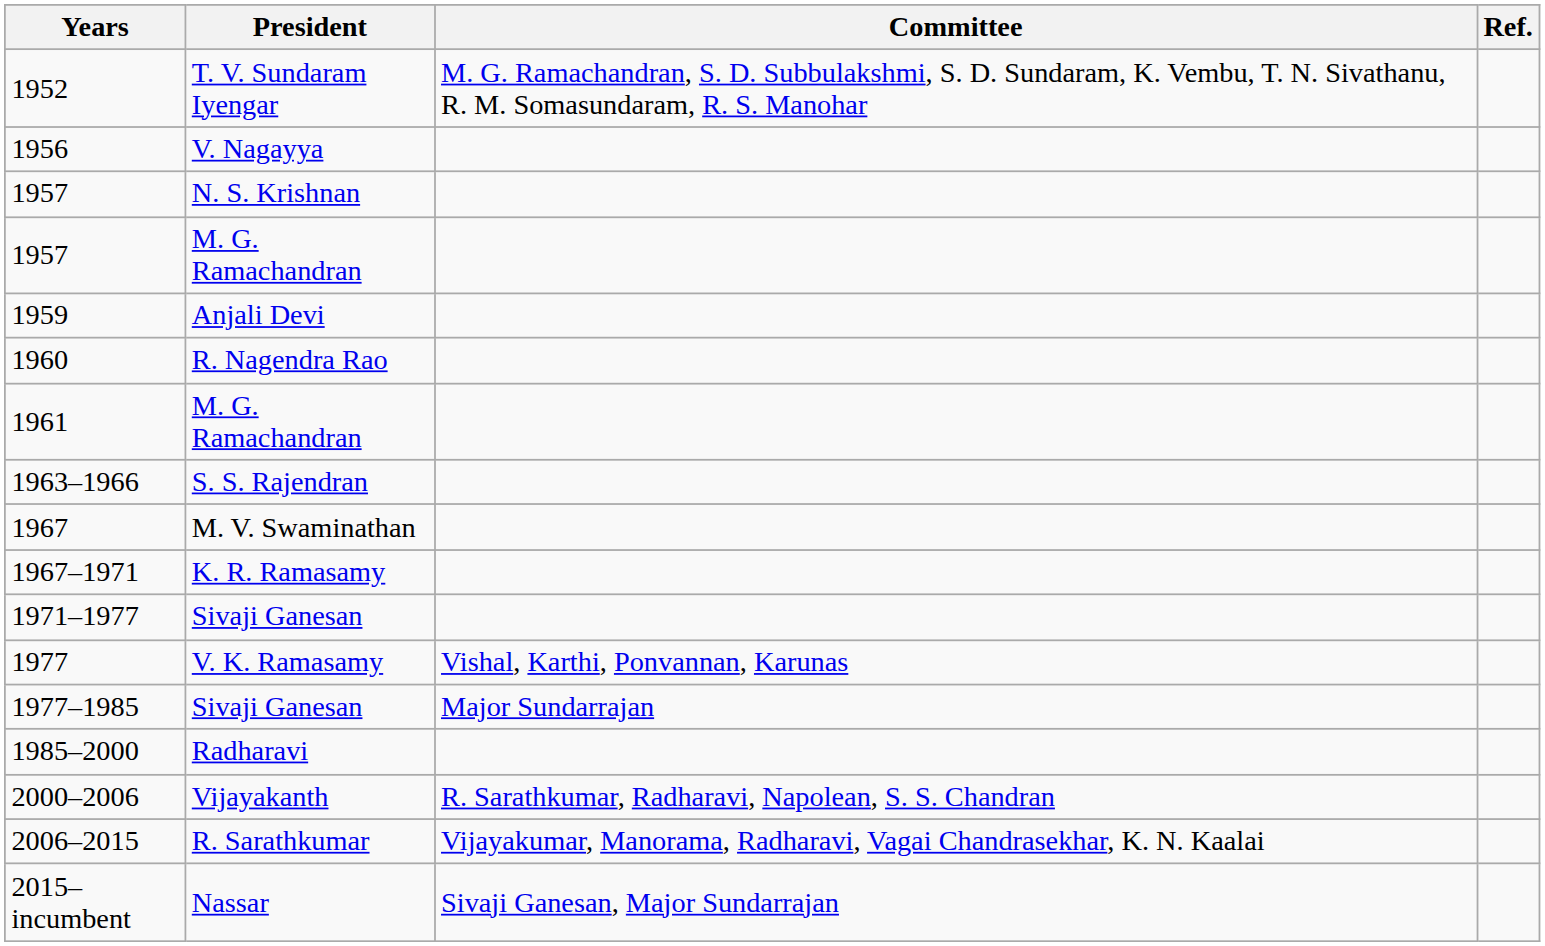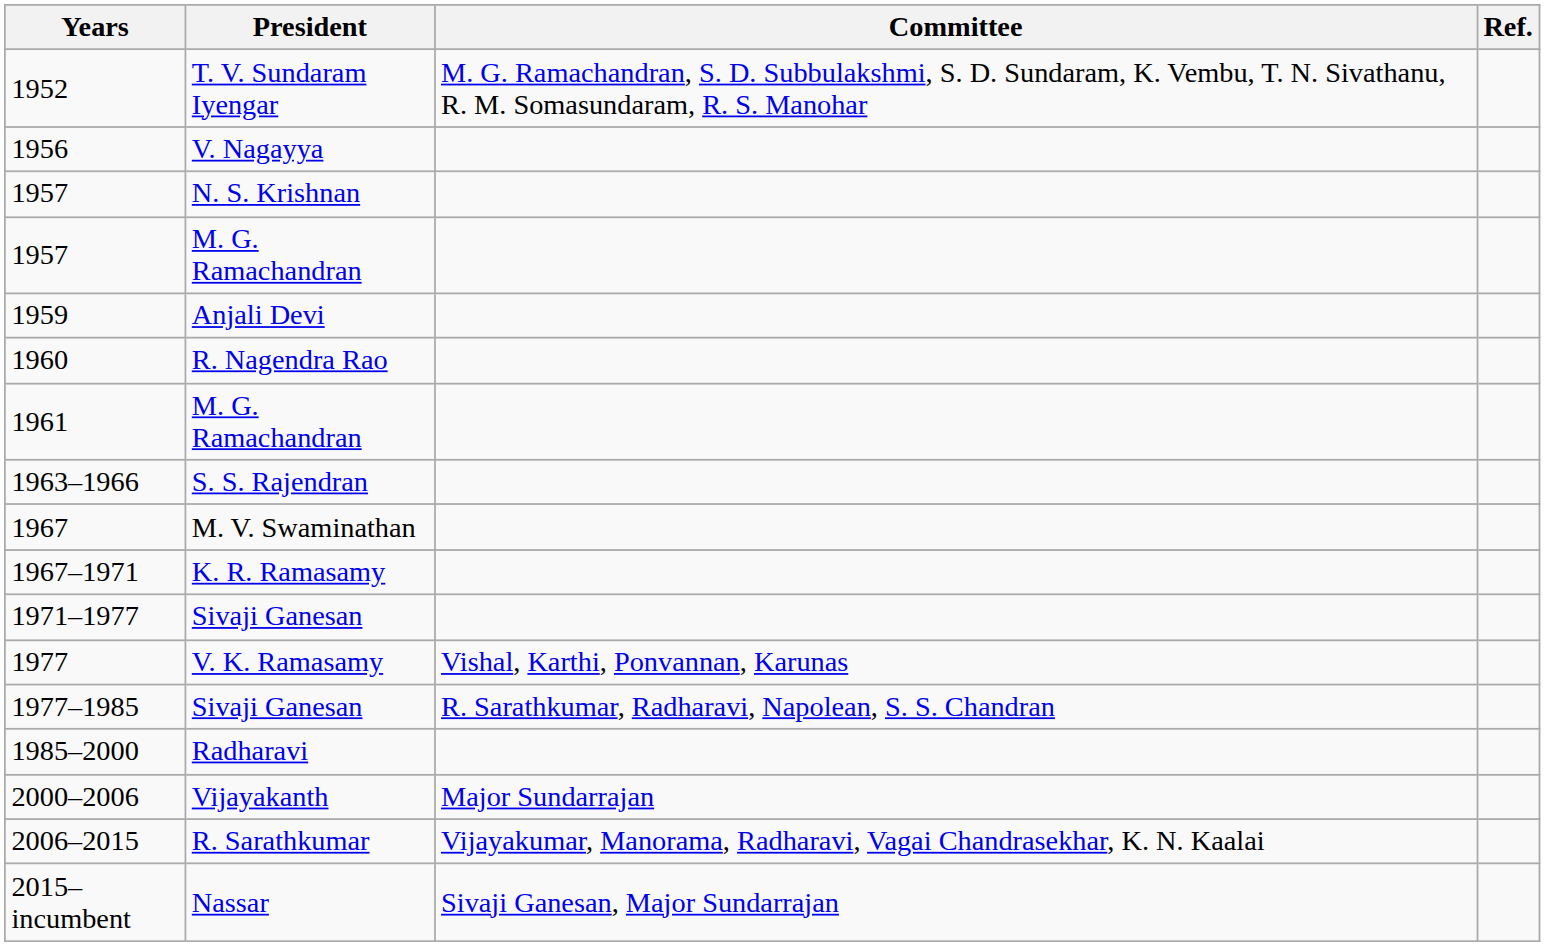(548, 706) Major Sundarrajan -> (748, 706) R. Sarathkumar, Radharavi, Napolean, S. S. Chandran
(748, 796) R. Sarathkumar, Radharavi, Napolean, S. S. Chandran -> (548, 796) Major Sundarrajan
